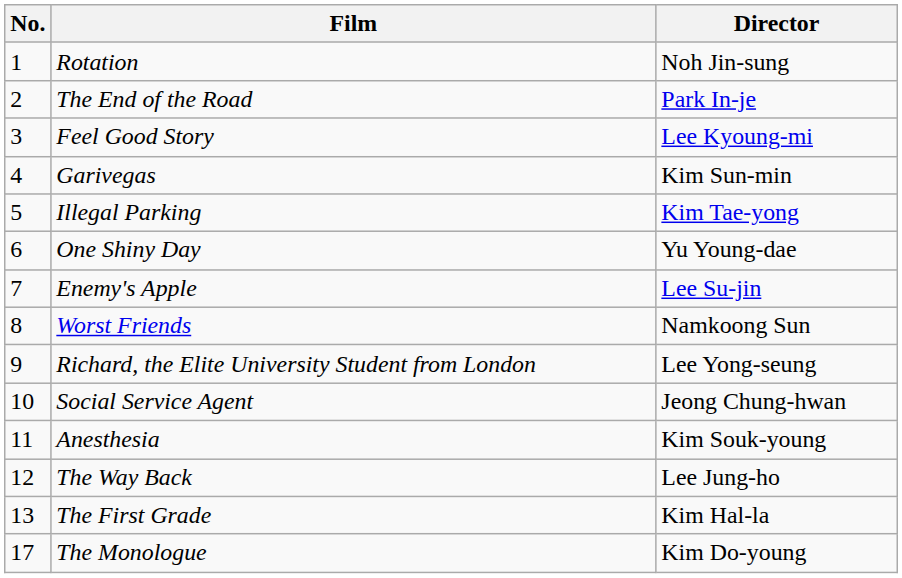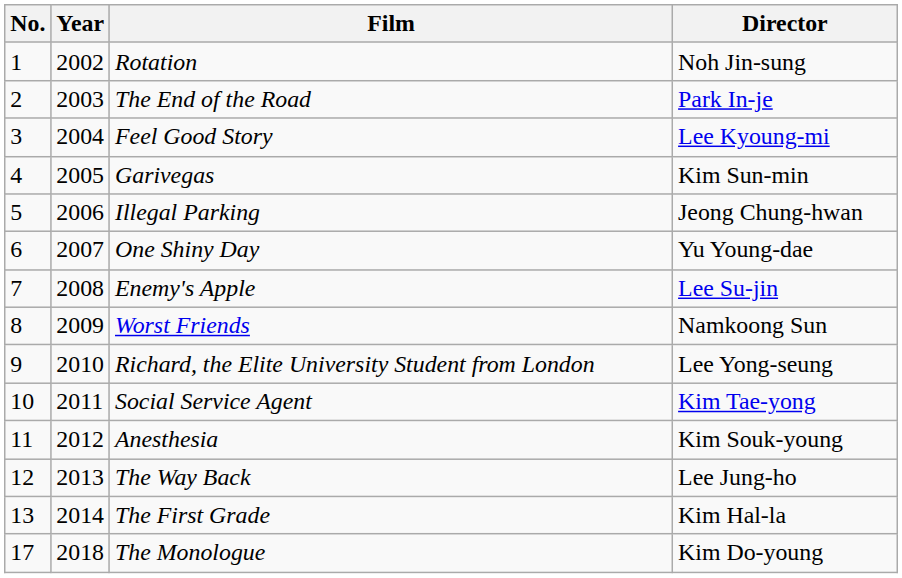+ column: (80, 23)
(730, 212) Kim Tae-yong -> (770, 212) Jeong Chung-hwan
(754, 401) Jeong Chung-hwan -> (747, 401) Kim Tae-yong
